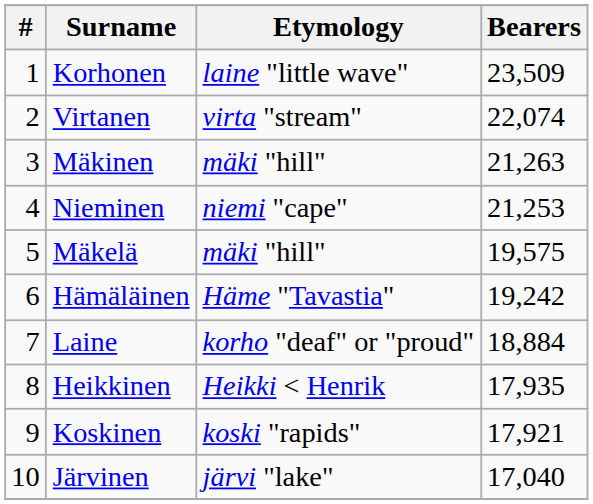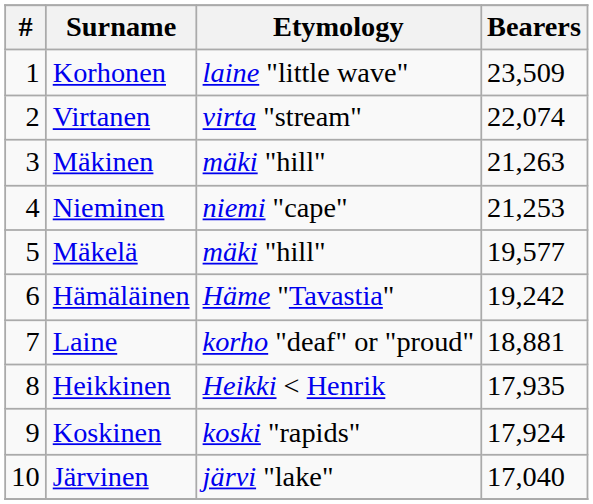(526, 251) 19,575 -> (526, 251) 19,577
(526, 341) 18,884 -> (526, 341) 18,881
(526, 431) 17,921 -> (526, 431) 17,924
